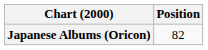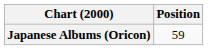(178, 34) 82 -> (178, 34) 59
